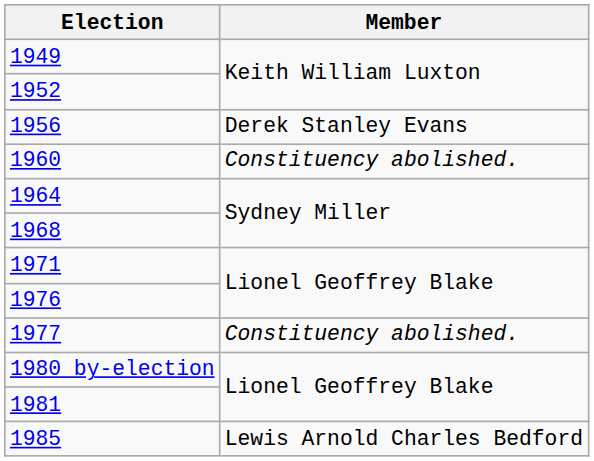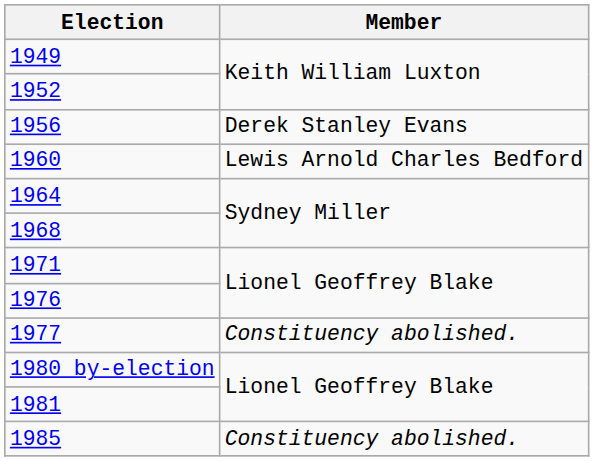(372, 161) Constituency abolished. -> (404, 161) Lewis Arnold Charles Bedford
(404, 439) Lewis Arnold Charles Bedford -> (372, 439) Constituency abolished.
